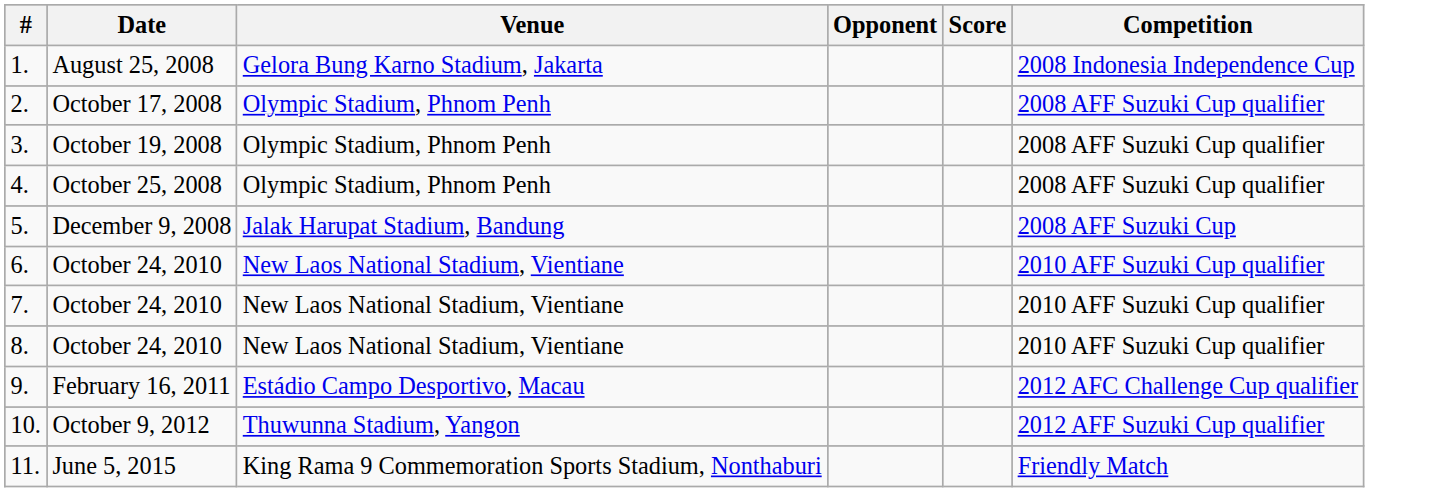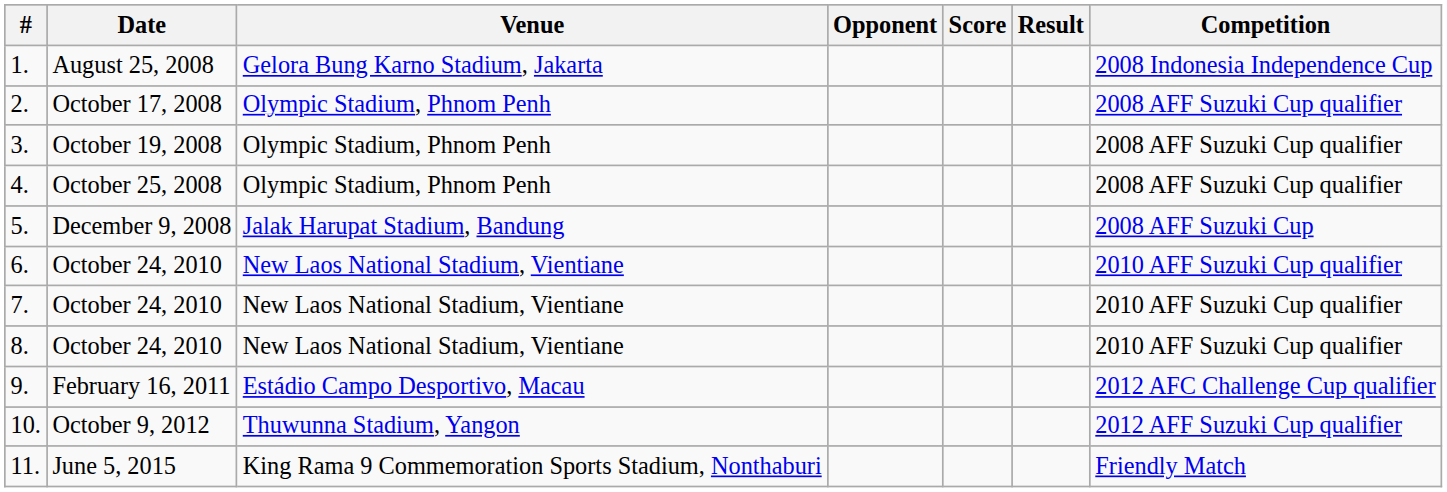+ column: (1051, 24)
